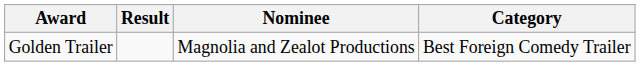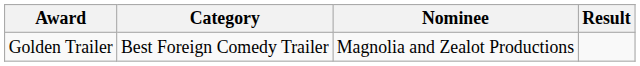columns swapped: (527, 18) <-> (145, 18)
